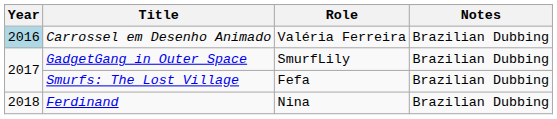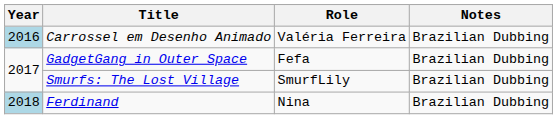(314, 59) SmurfLily -> (294, 59) Fefa
(294, 81) Fefa -> (314, 81) SmurfLily
(24, 103) no background -> (24, 103) lightblue background
